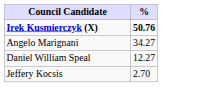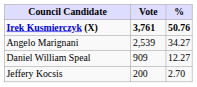+ column: (148, 12)
